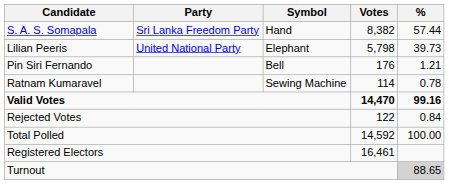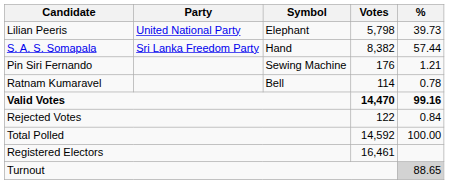rows swapped: (52, 30) <-> (37, 48)
(275, 65) Bell -> (306, 65) Sewing Machine
(306, 83) Sewing Machine -> (275, 83) Bell
